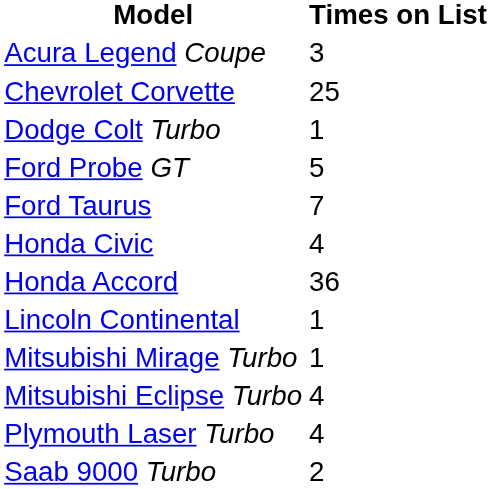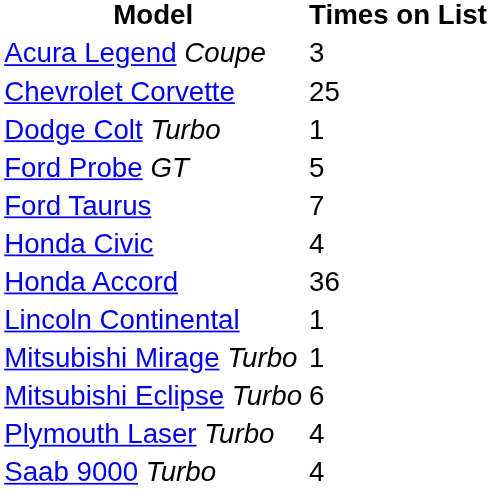(317, 395) 4 -> (317, 395) 6
(317, 472) 2 -> (317, 472) 4
